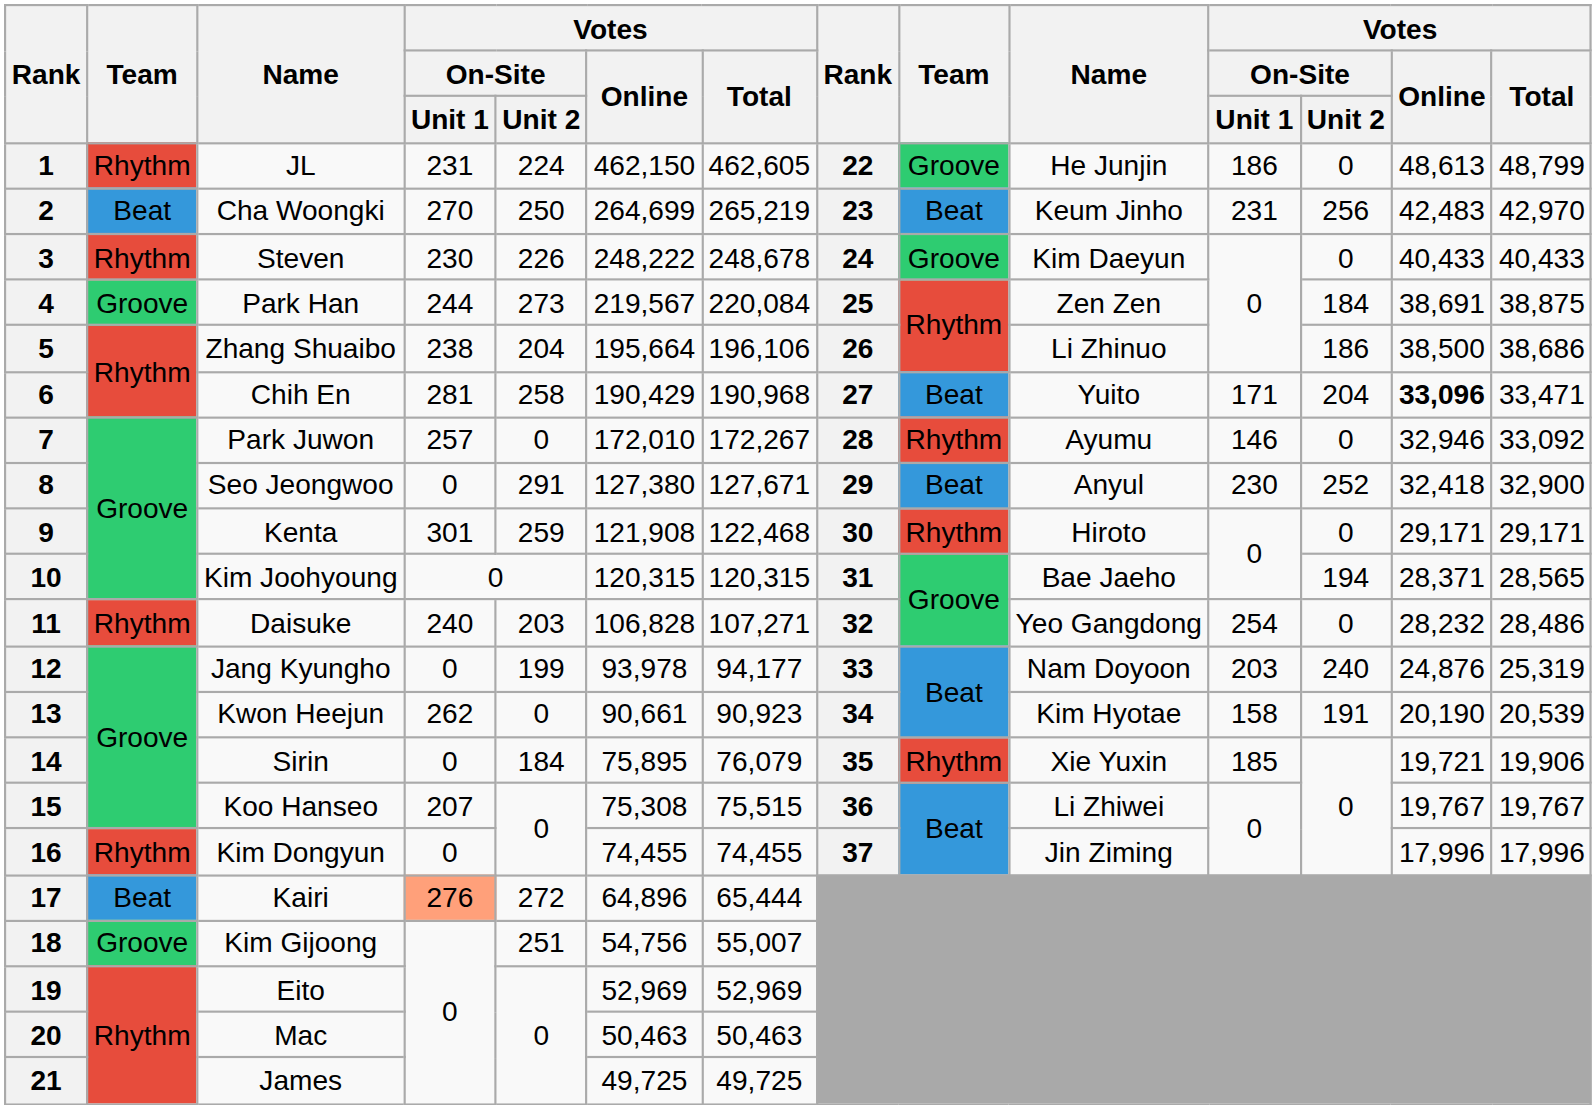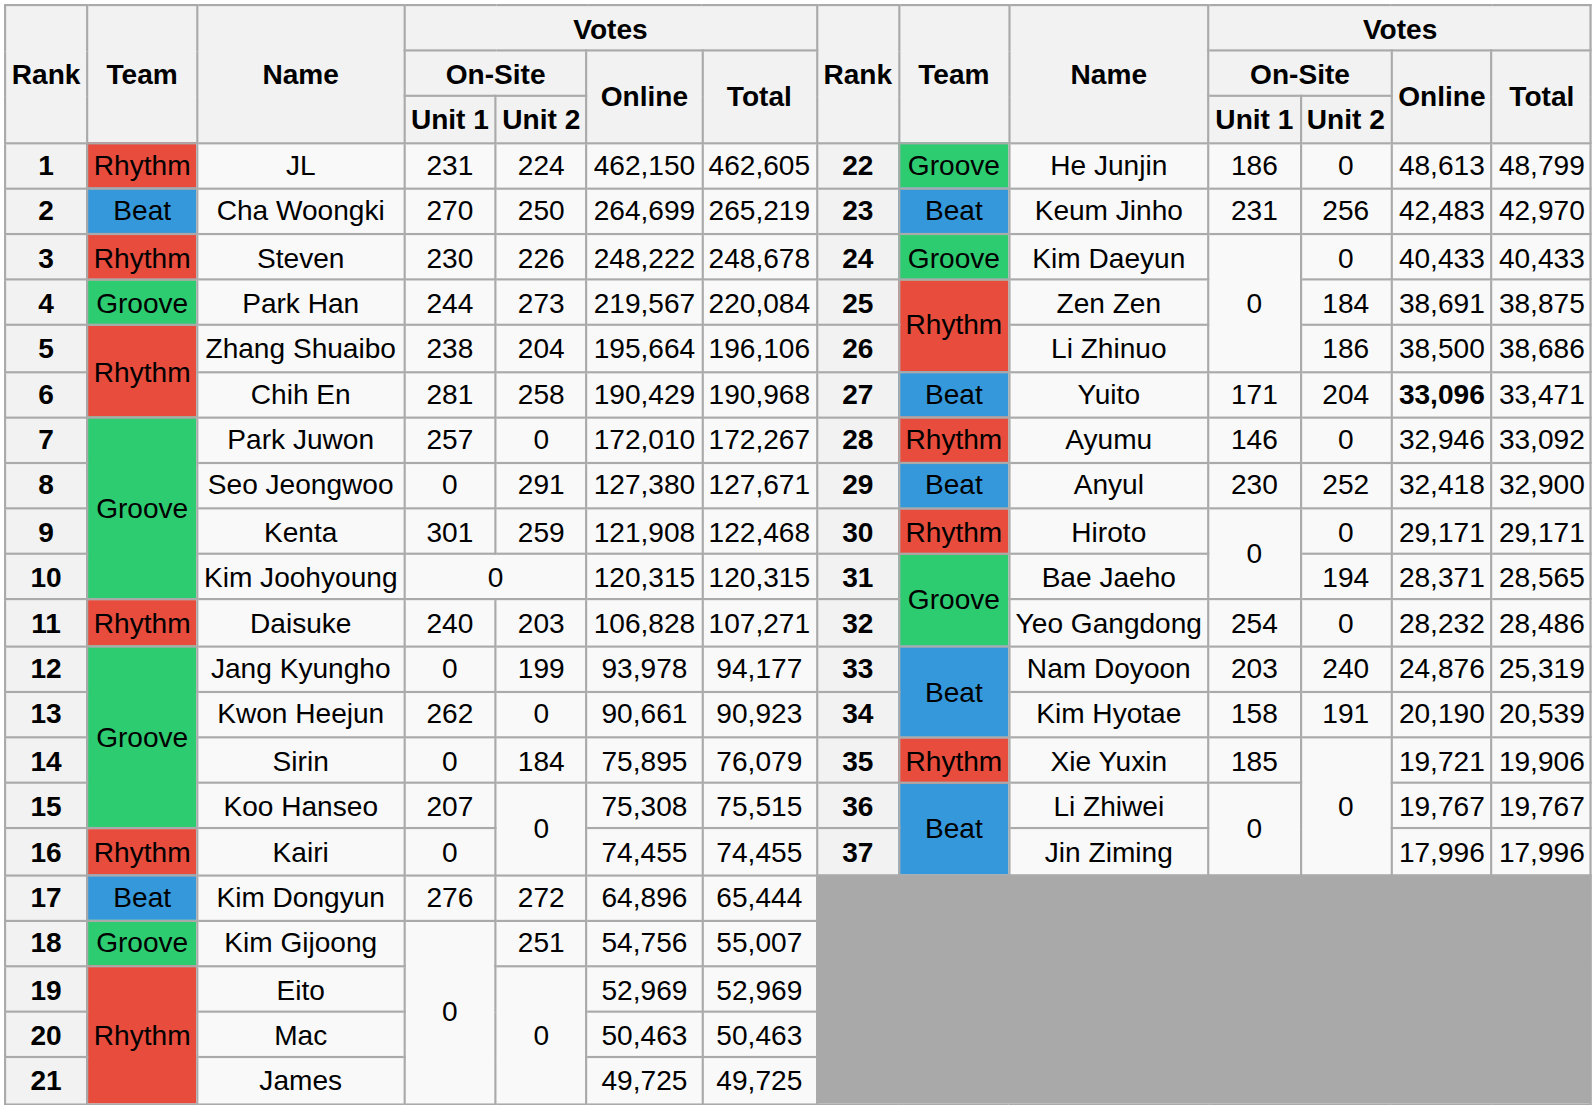(301, 852) Kim Dongyun -> (301, 852) Kairi
(301, 897) Kairi -> (301, 897) Kim Dongyun
(450, 897) lightsalmon background -> (450, 897) no background
